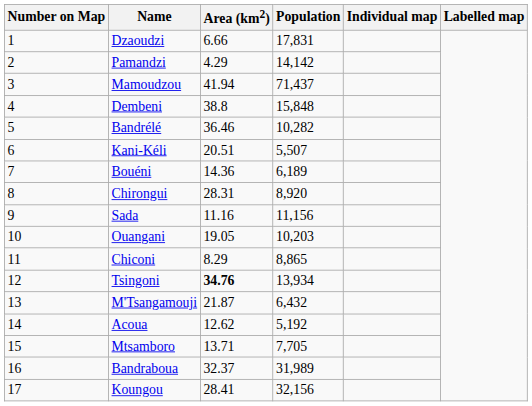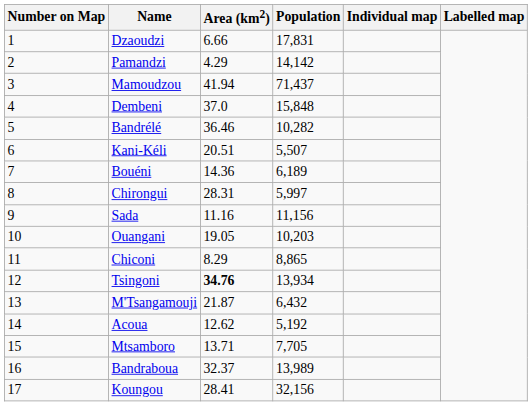(216, 106) 38.8 -> (216, 106) 37.0
(292, 193) 8,920 -> (292, 193) 5,997
(295, 368) 31,989 -> (295, 368) 13,989
